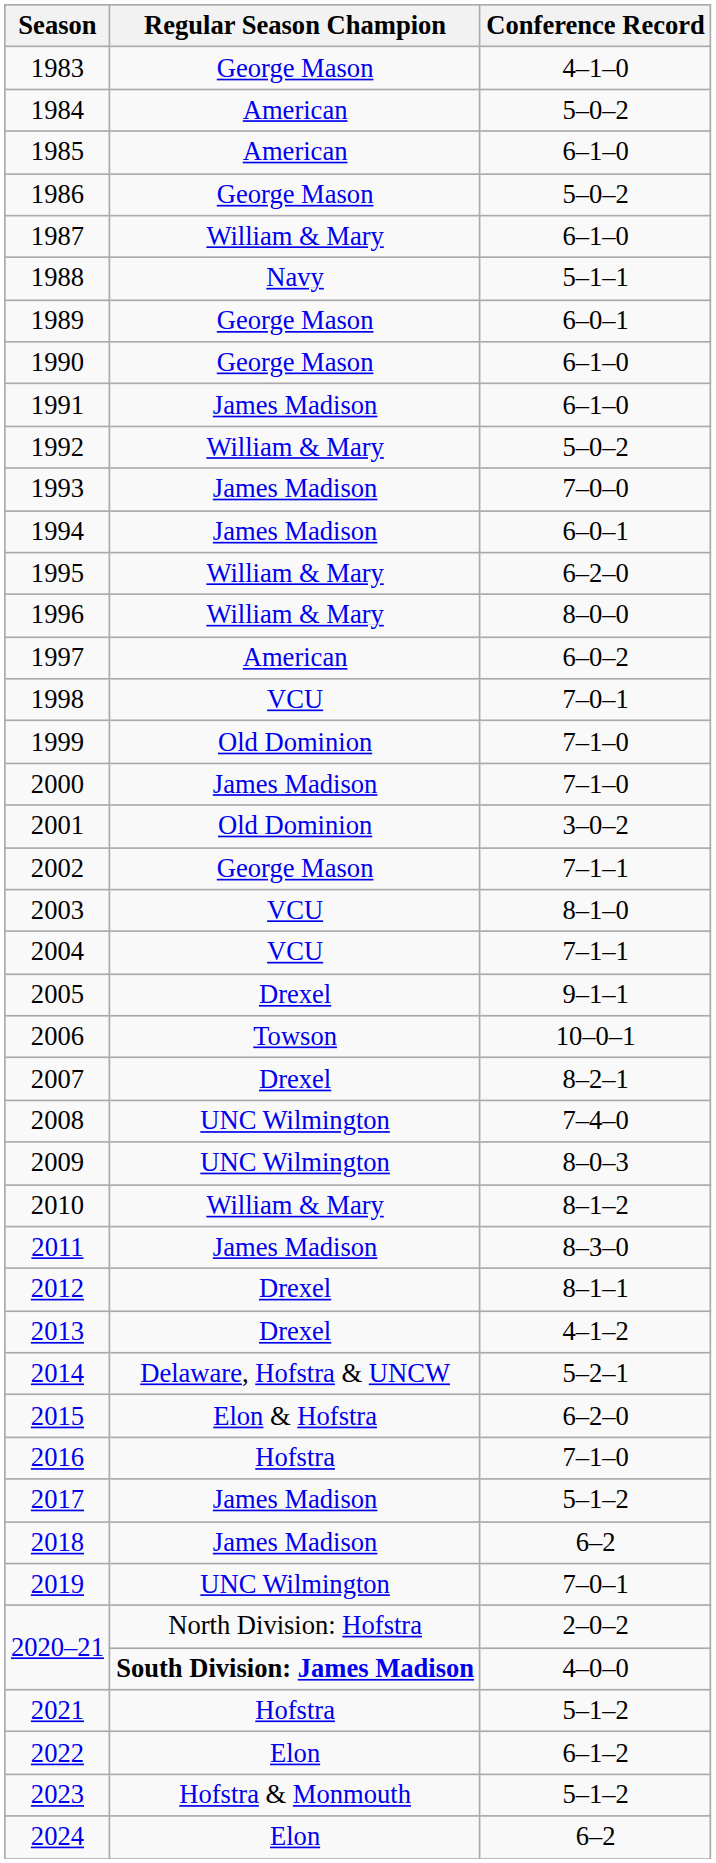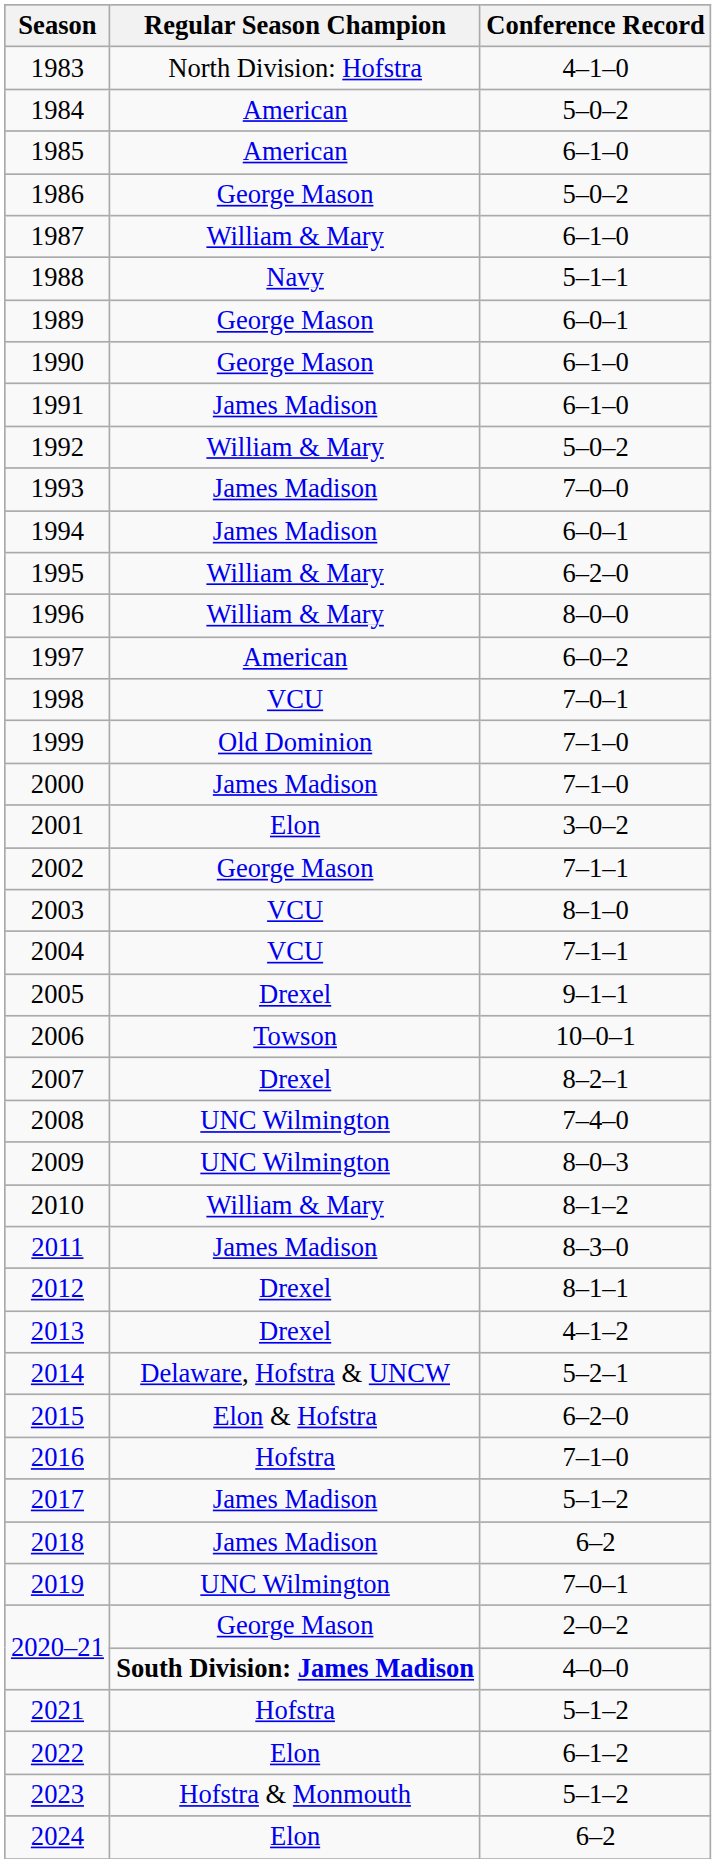(295, 67) George Mason -> (295, 67) North Division: Hofstra
(295, 825) Old Dominion -> (295, 825) Elon
(295, 1626) North Division: Hofstra -> (295, 1626) George Mason
